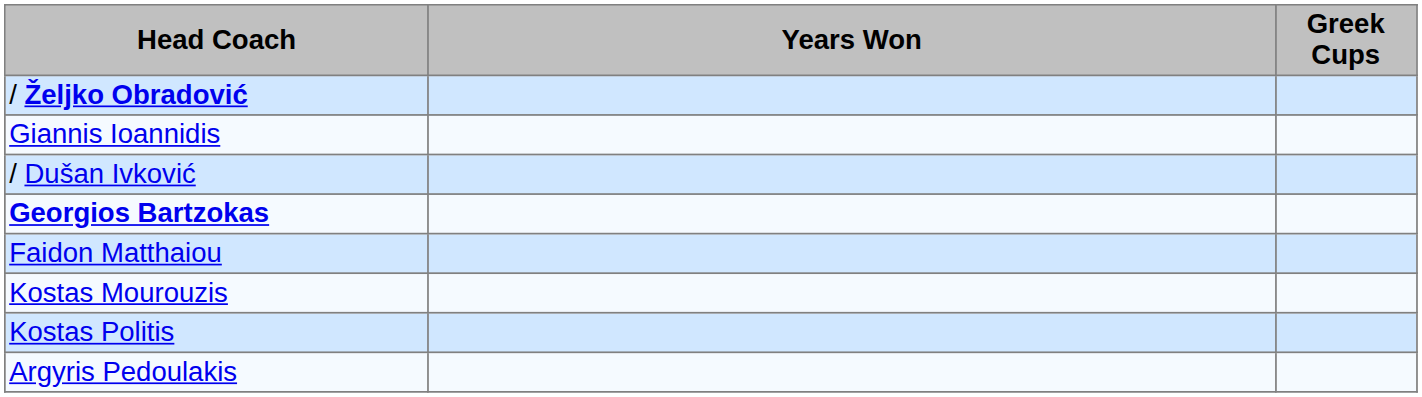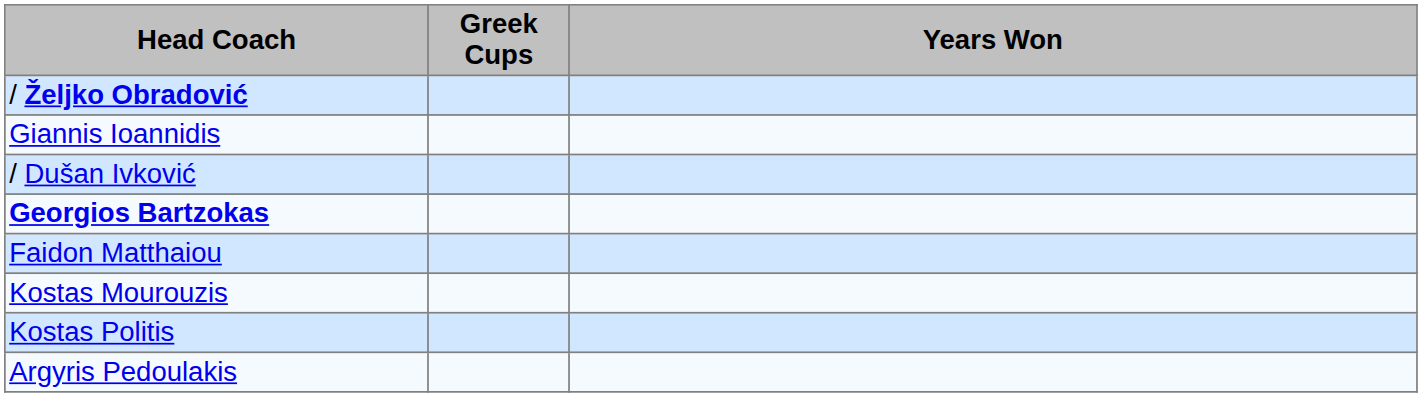columns swapped: (1346, 39) <-> (852, 39)
